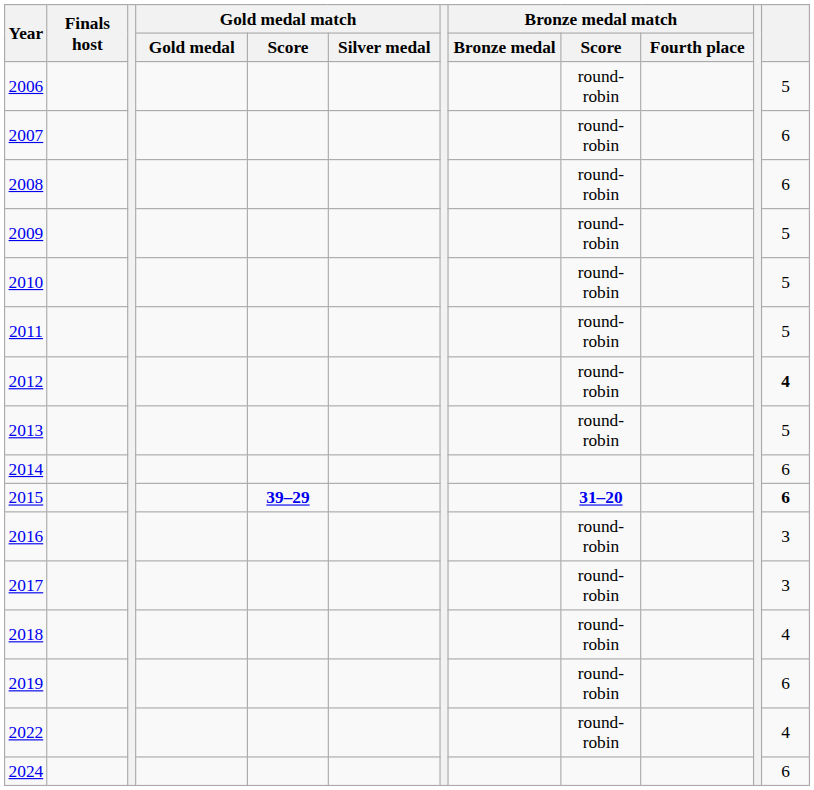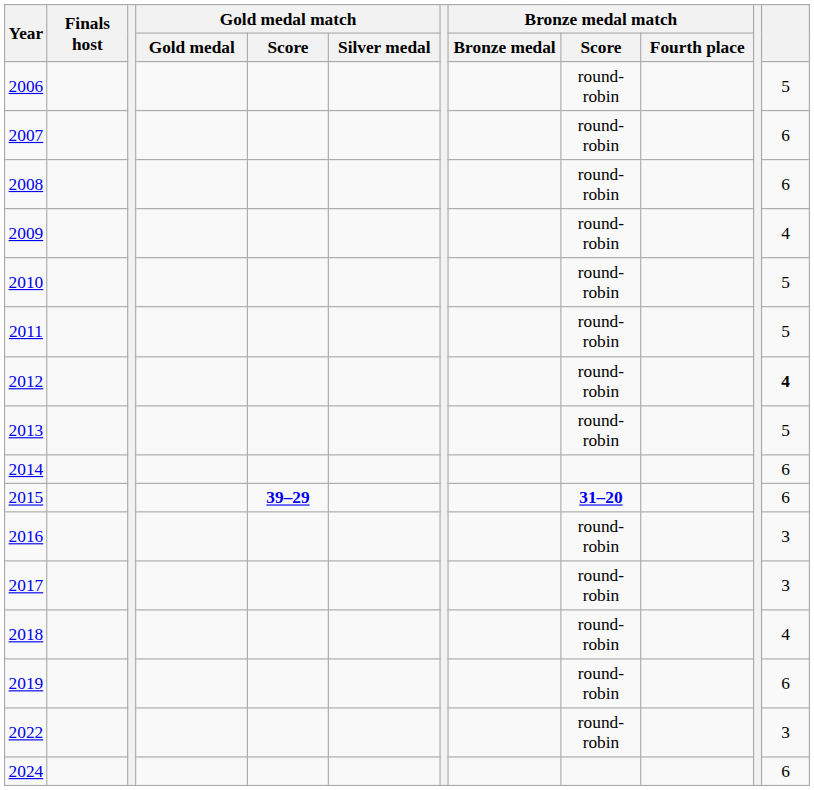(786, 233) 5 -> (786, 233) 4
(786, 497) bold -> (786, 497) normal
(786, 732) 4 -> (786, 732) 3
